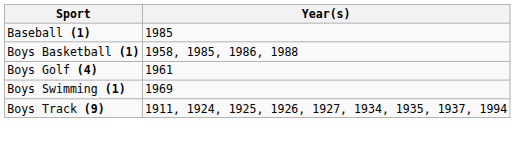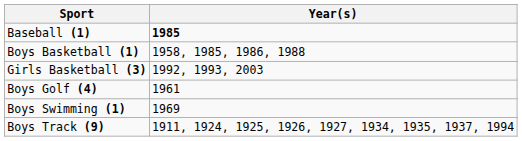(159, 33) normal -> (166, 33) bold
+ row: (77, 70)
